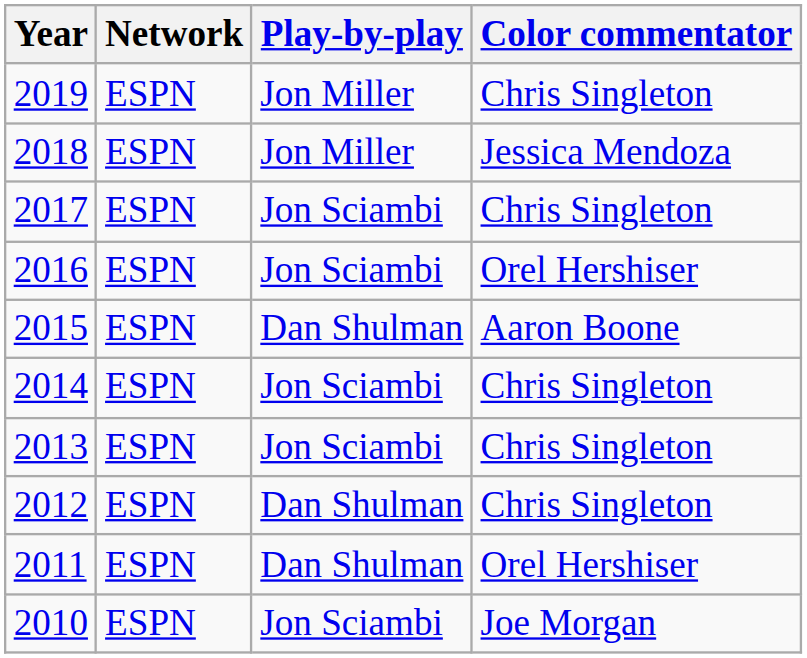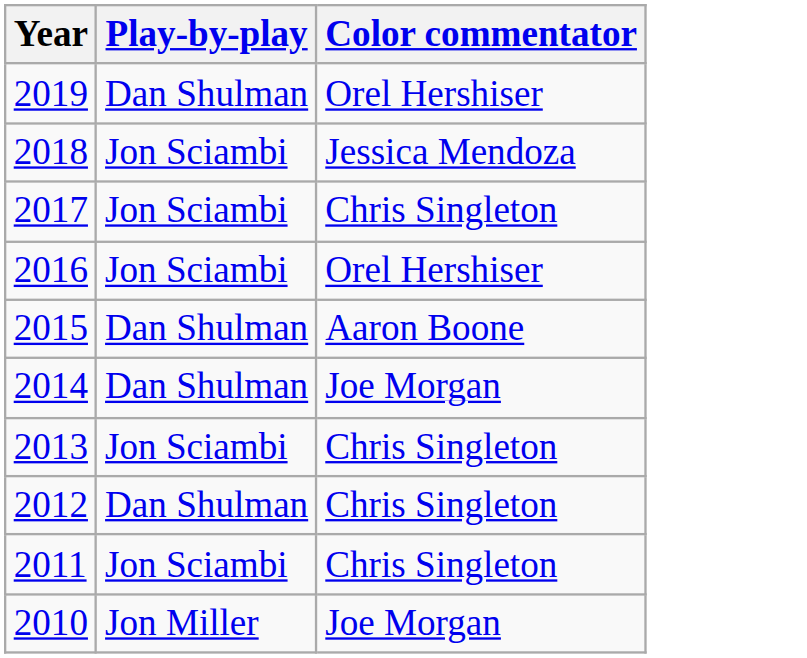- column: (174, 33)
(337, 92) Jon Miller -> (207, 92) Dan Shulman
(597, 92) Chris Singleton -> (434, 92) Orel Hershiser
(337, 151) Jon Miller -> (196, 151) Jon Sciambi
(352, 387) Jon Sciambi -> (207, 387) Dan Shulman
(597, 387) Chris Singleton -> (413, 387) Joe Morgan
(362, 563) Dan Shulman -> (196, 563) Jon Sciambi
(589, 563) Orel Hershiser -> (441, 563) Chris Singleton
(352, 622) Jon Sciambi -> (182, 622) Jon Miller
